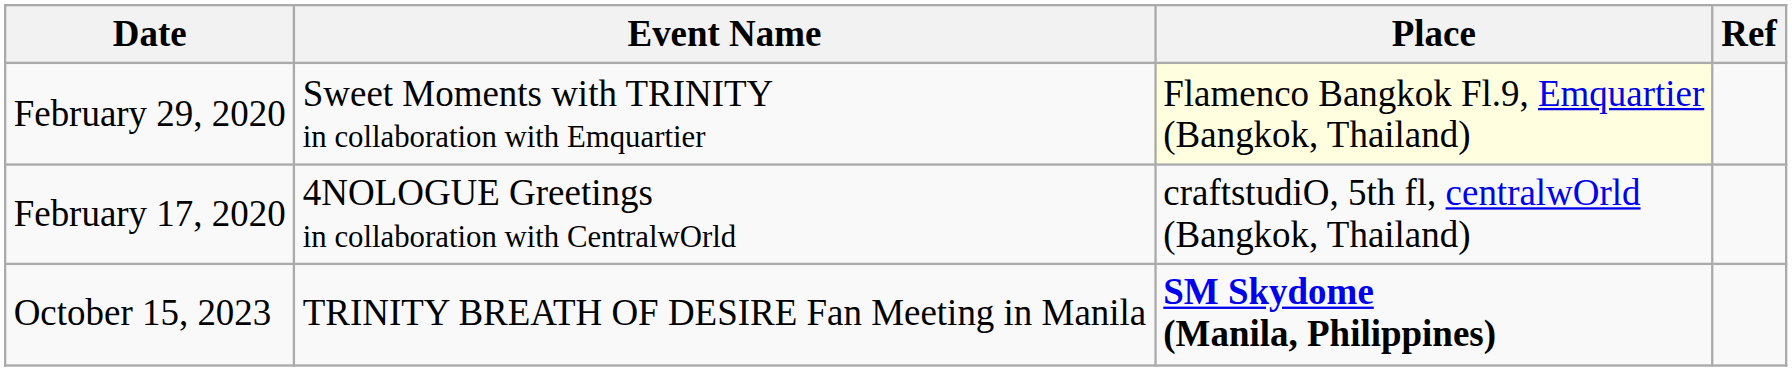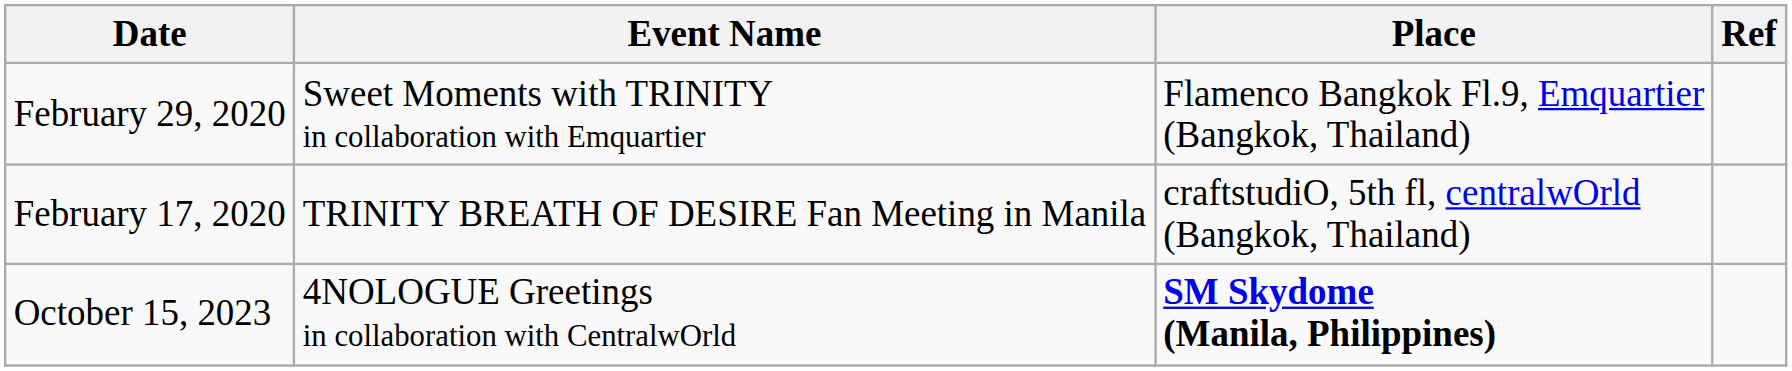(1434, 113) lightyellow background -> (1434, 113) no background
(520, 213) 4NOLOGUE Greetings in collaboration with CentralwOrld -> (725, 213) TRINITY BREATH OF DESIRE Fan Meeting in Manila
(725, 313) TRINITY BREATH OF DESIRE Fan Meeting in Manila -> (520, 313) 4NOLOGUE Greetings in collaboration with CentralwOrld
